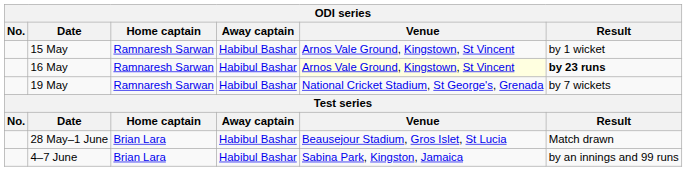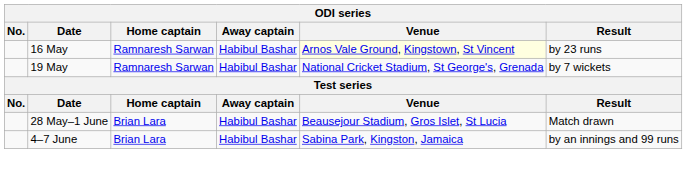- row: (49, 49)
(577, 67) bold -> (575, 49) normal
